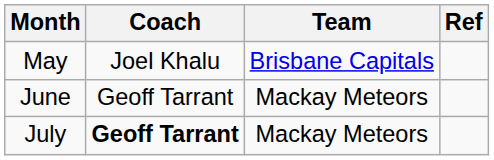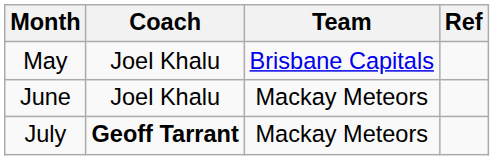(165, 97) Geoff Tarrant -> (165, 97) Joel Khalu
